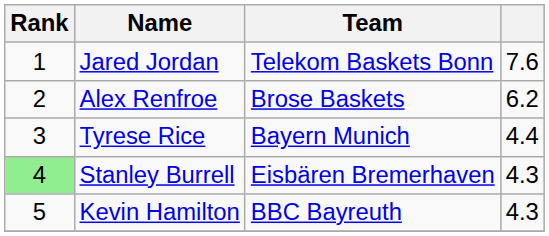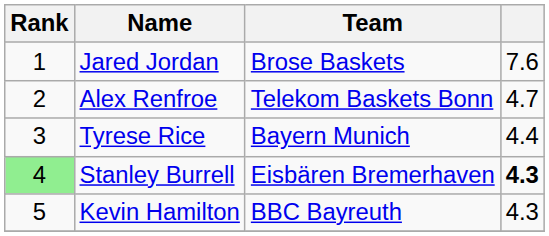(372, 61) Telekom Baskets Bonn -> (328, 61) Brose Baskets
(328, 99) Brose Baskets -> (372, 99) Telekom Baskets Bonn
(522, 99) 6.2 -> (522, 99) 4.7
(522, 174) normal -> (522, 174) bold
